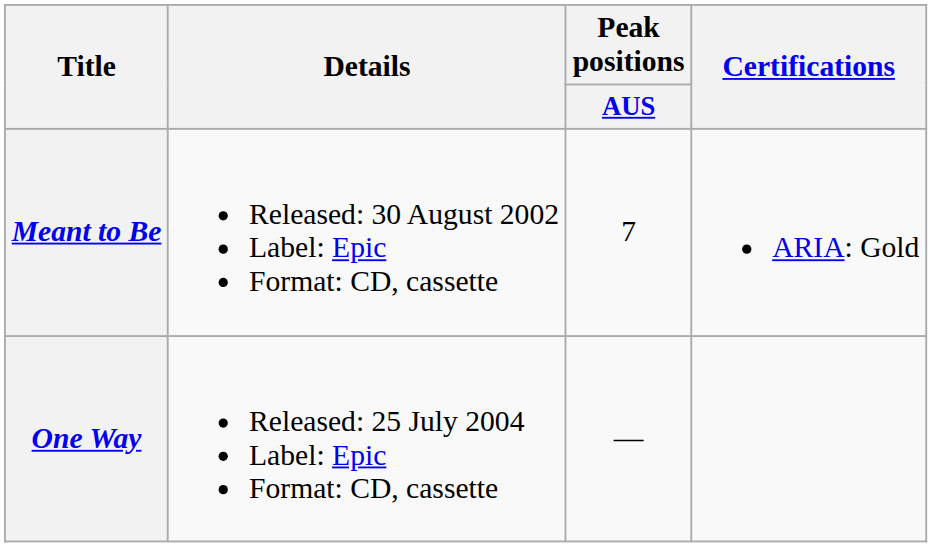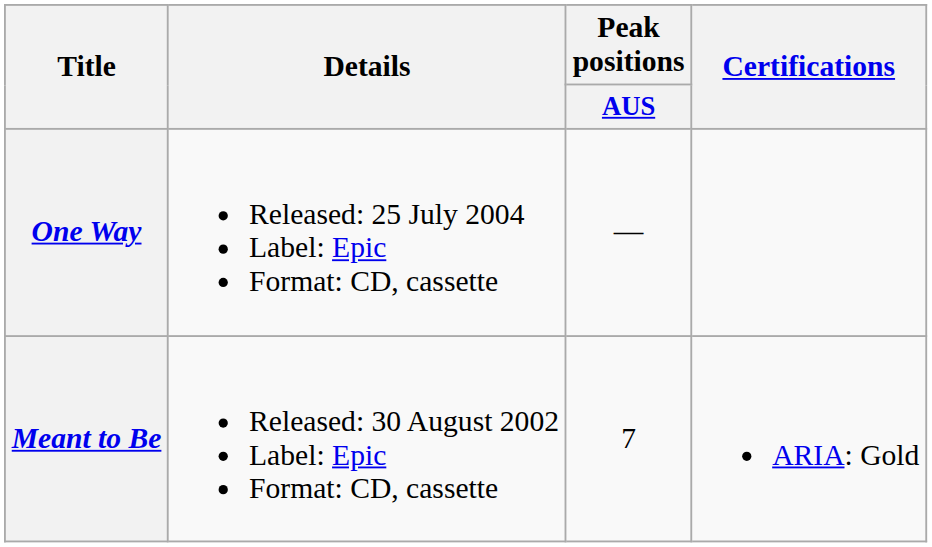rows swapped: (87, 231) <-> (87, 437)
